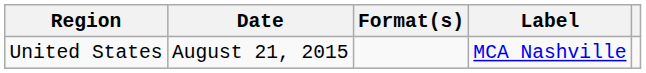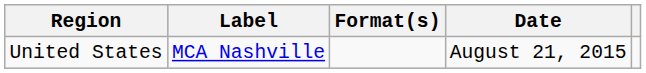columns swapped: (260, 21) <-> (550, 21)
